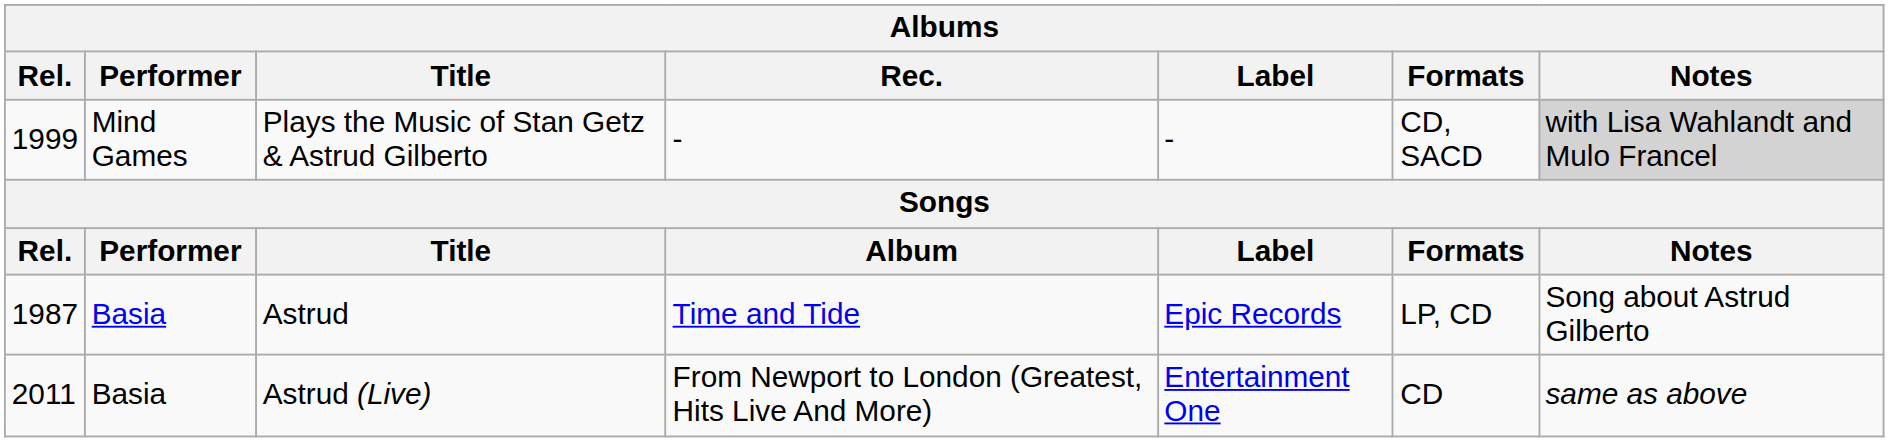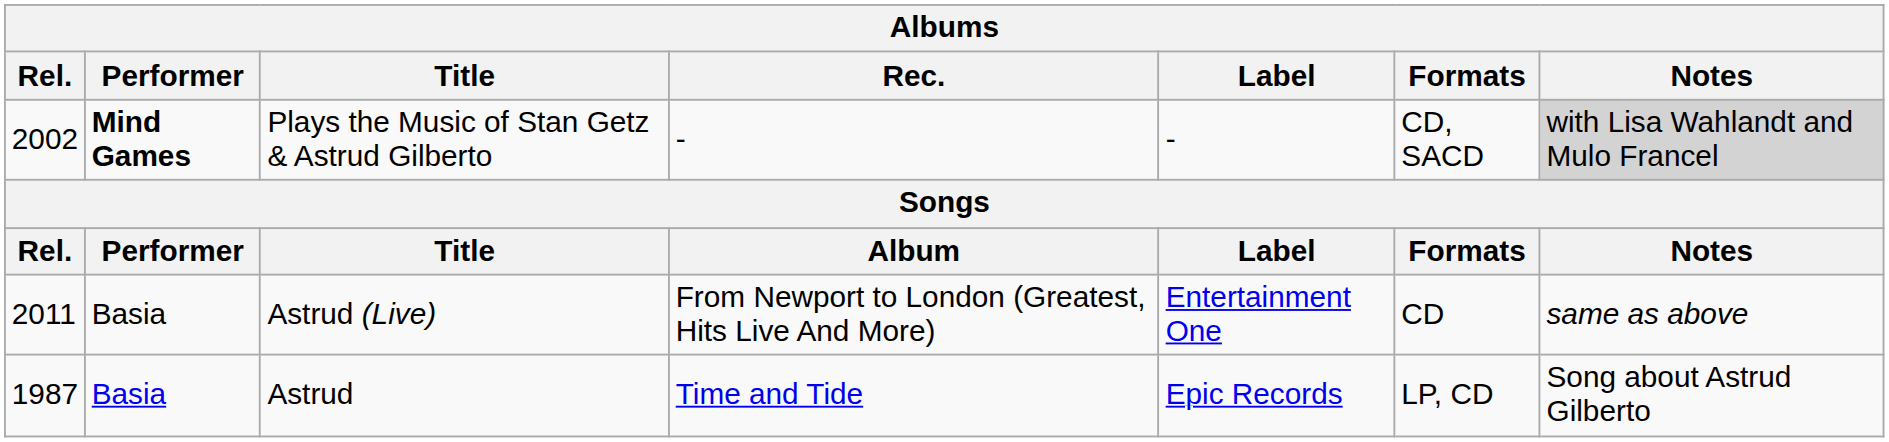(45, 139) 1999 -> (45, 139) 2002
(140, 139) normal -> (141, 139) bold
rows swapped: (306, 314) <-> (347, 394)
